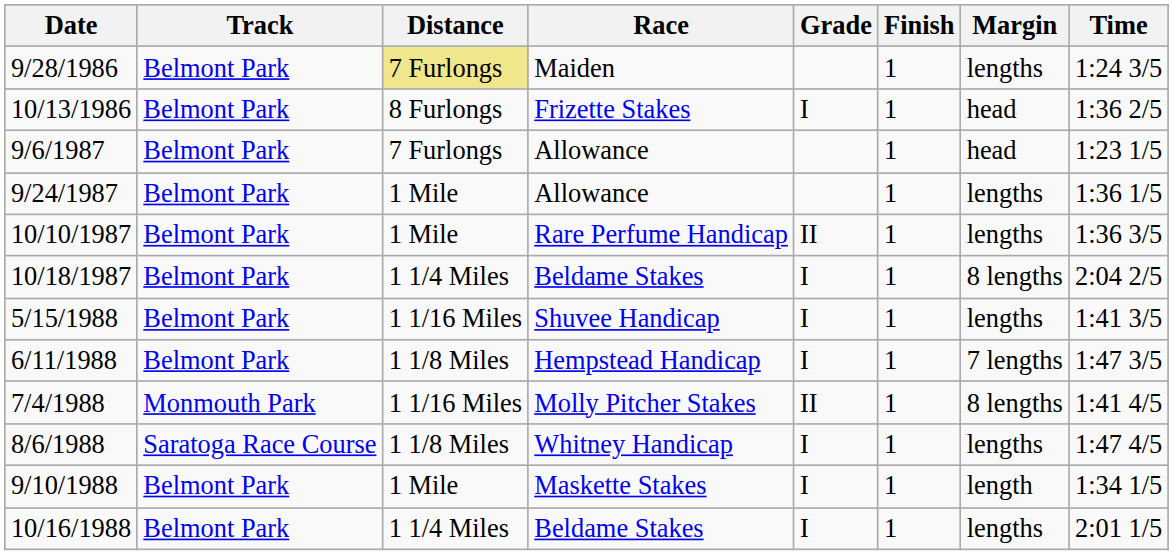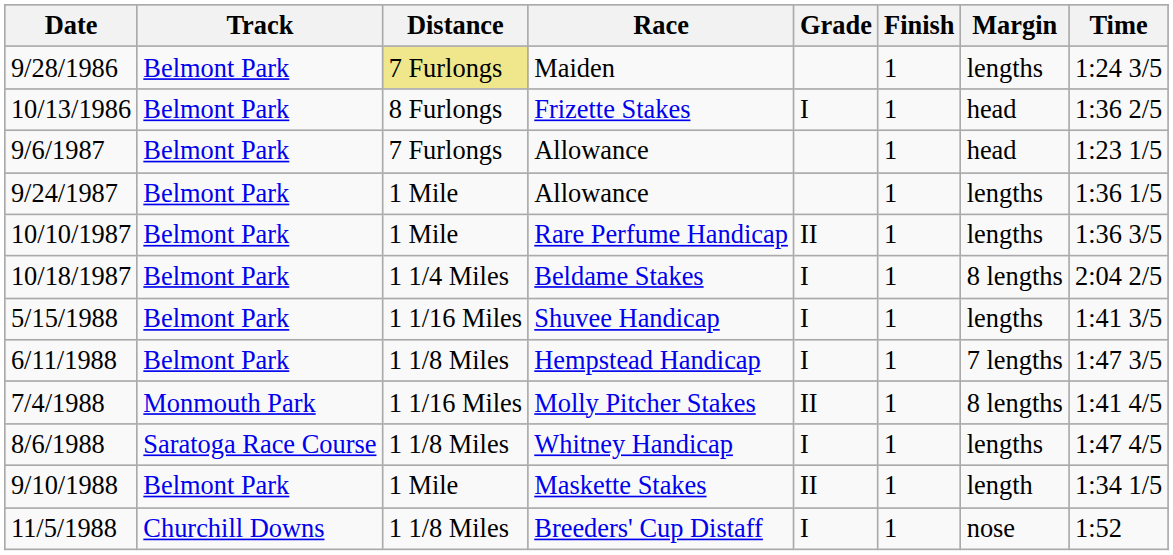(804, 485) I -> (809, 485) II
- row: (71, 527)
+ row: (64, 527)
